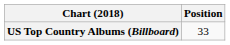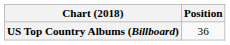(203, 31) 33 -> (203, 31) 36
